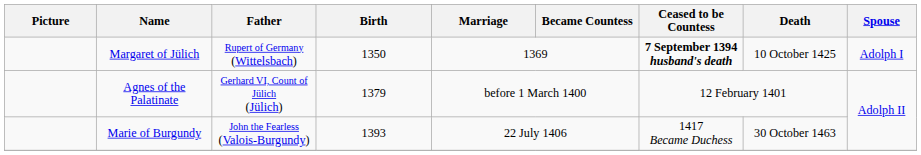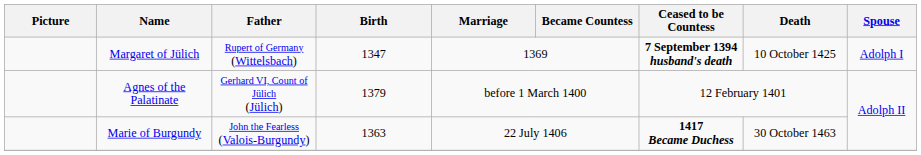(374, 53) 1350 -> (374, 53) 1347
(374, 133) 1393 -> (374, 133) 1363
(691, 133) normal -> (691, 133) bold
